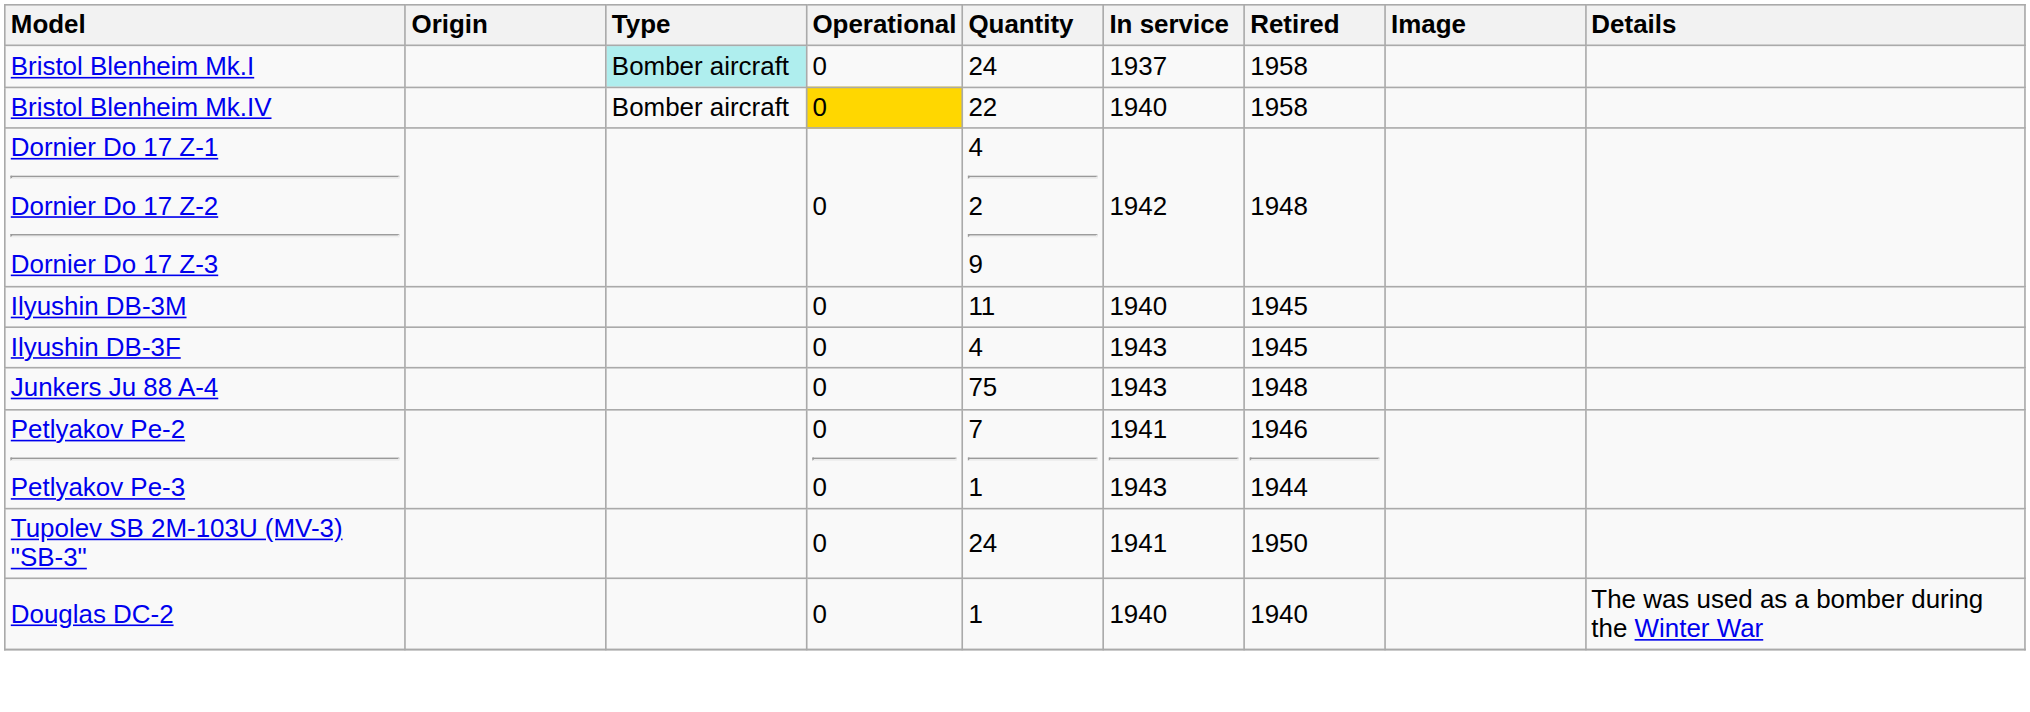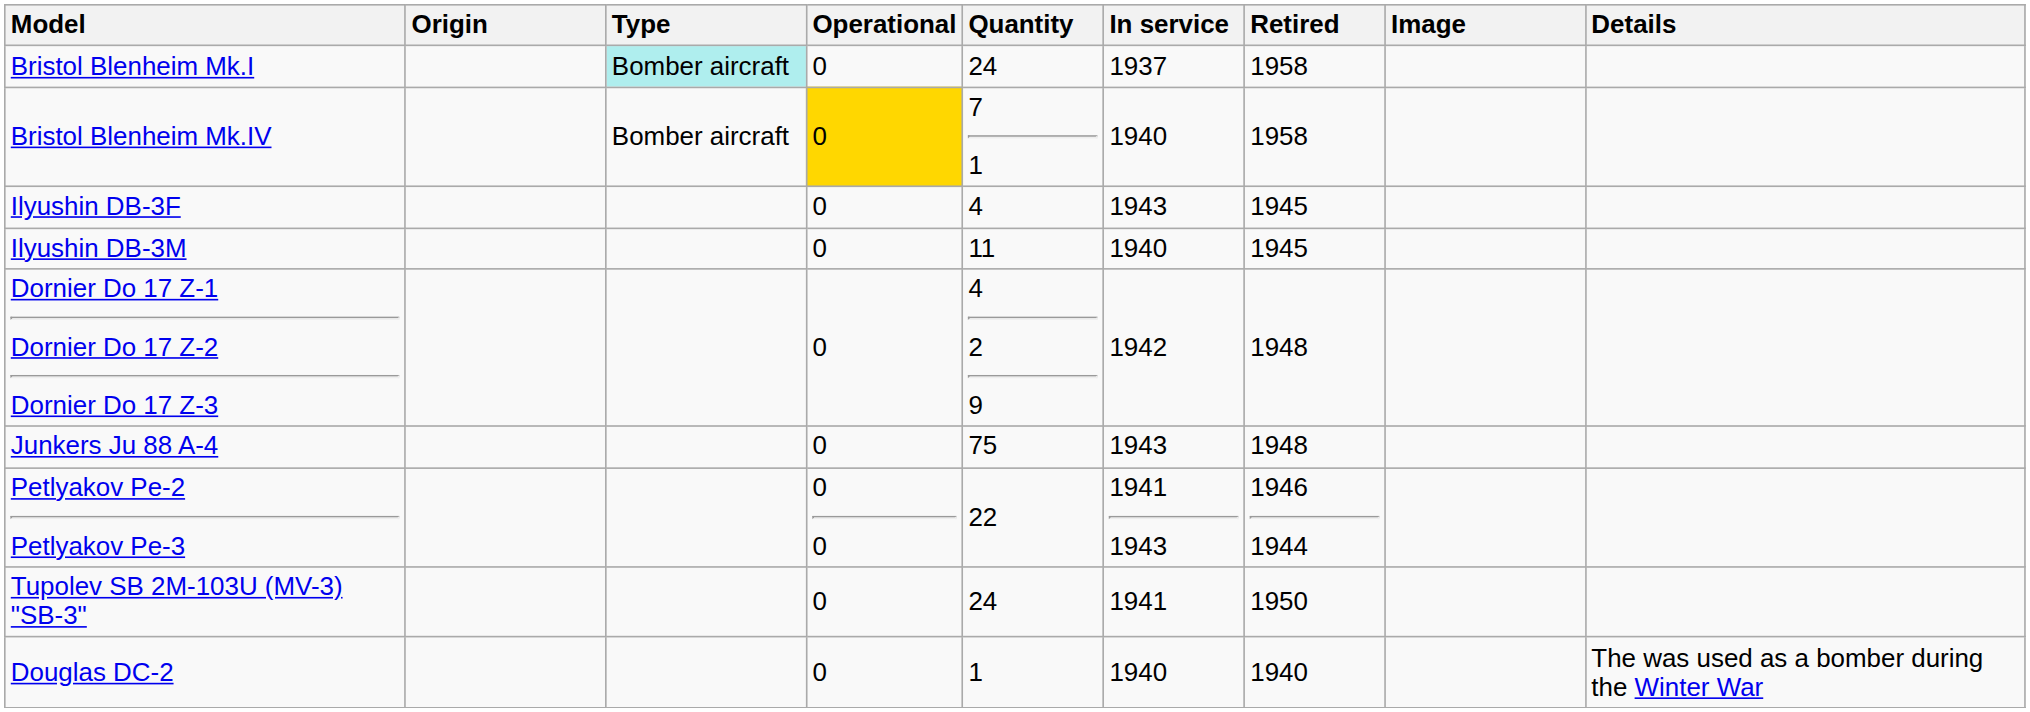(983, 107) 22 -> (1033, 136) 7 1
rows swapped: (205, 206) <-> (96, 347)
(1033, 458) 7 1 -> (983, 516) 22
